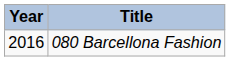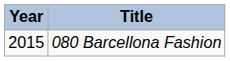(26, 42) 2016 -> (26, 42) 2015
